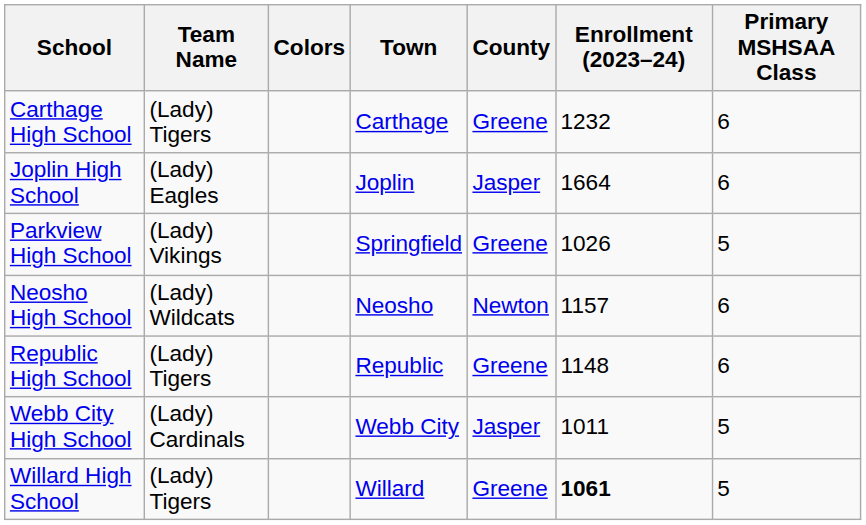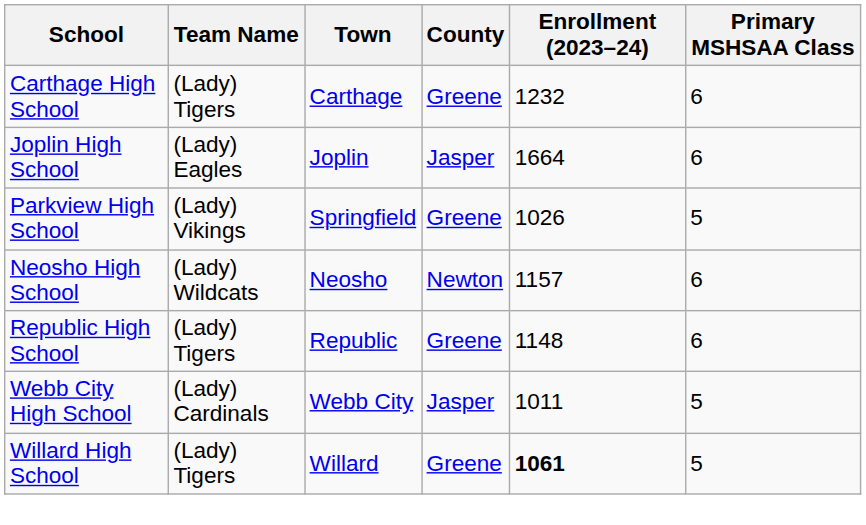- column: (309, 47)
